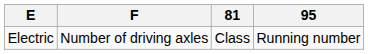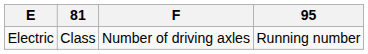columns swapped: (134, 15) <-> (232, 15)
